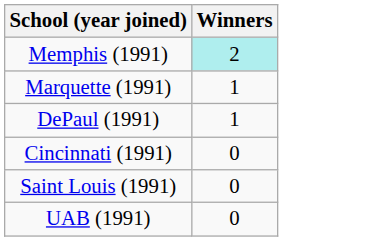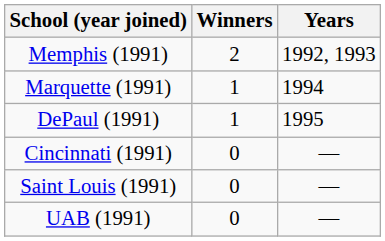+ column: (329, 20)
(235, 53) paleturquoise background -> (235, 53) no background
